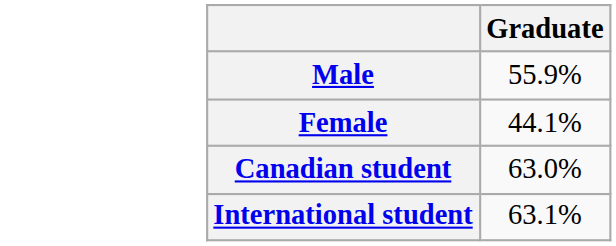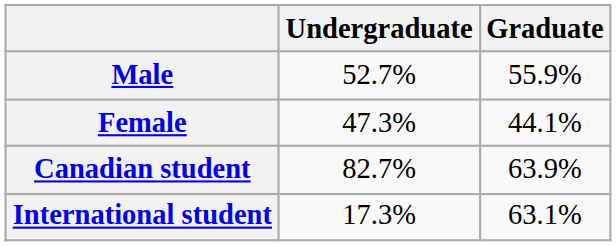+ column: (379, 28)
(545, 169) 63.0% -> (545, 169) 63.9%
